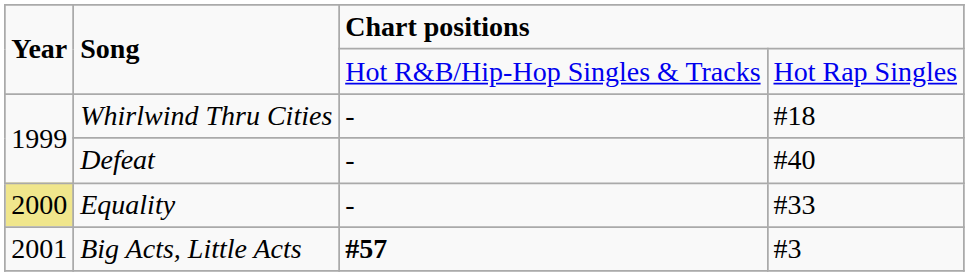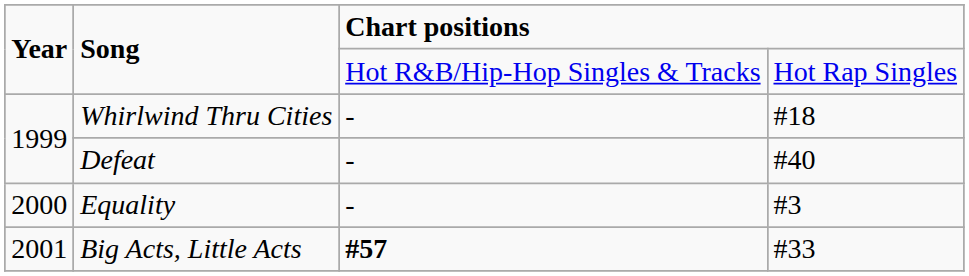(39, 204) khaki background -> (39, 204) no background
(794, 204) #33 -> (787, 204) #3
(787, 248) #3 -> (794, 248) #33
